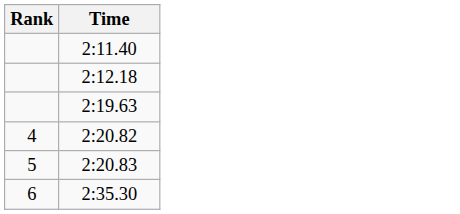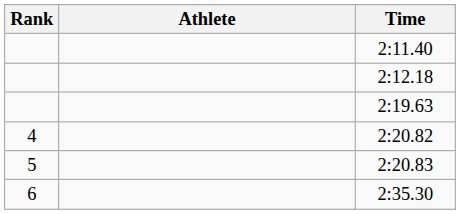+ column: (207, 19)
